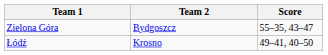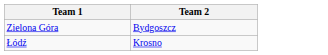- column: (290, 12)
